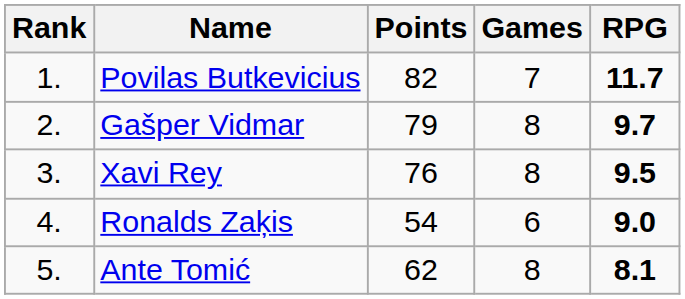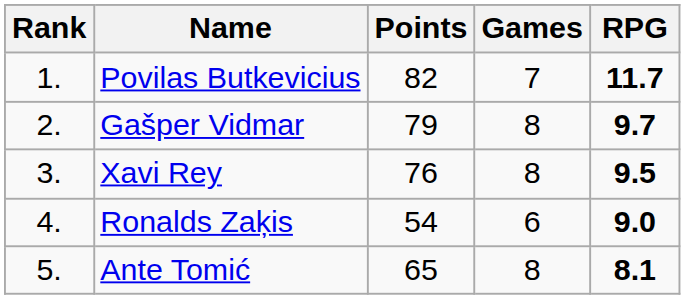(421, 269) 62 -> (421, 269) 65
